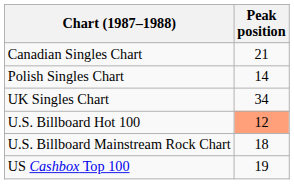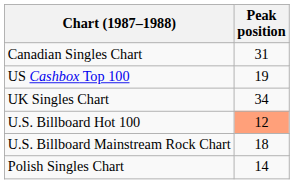(262, 54) 21 -> (262, 54) 31
rows swapped: (66, 76) <-> (69, 167)
